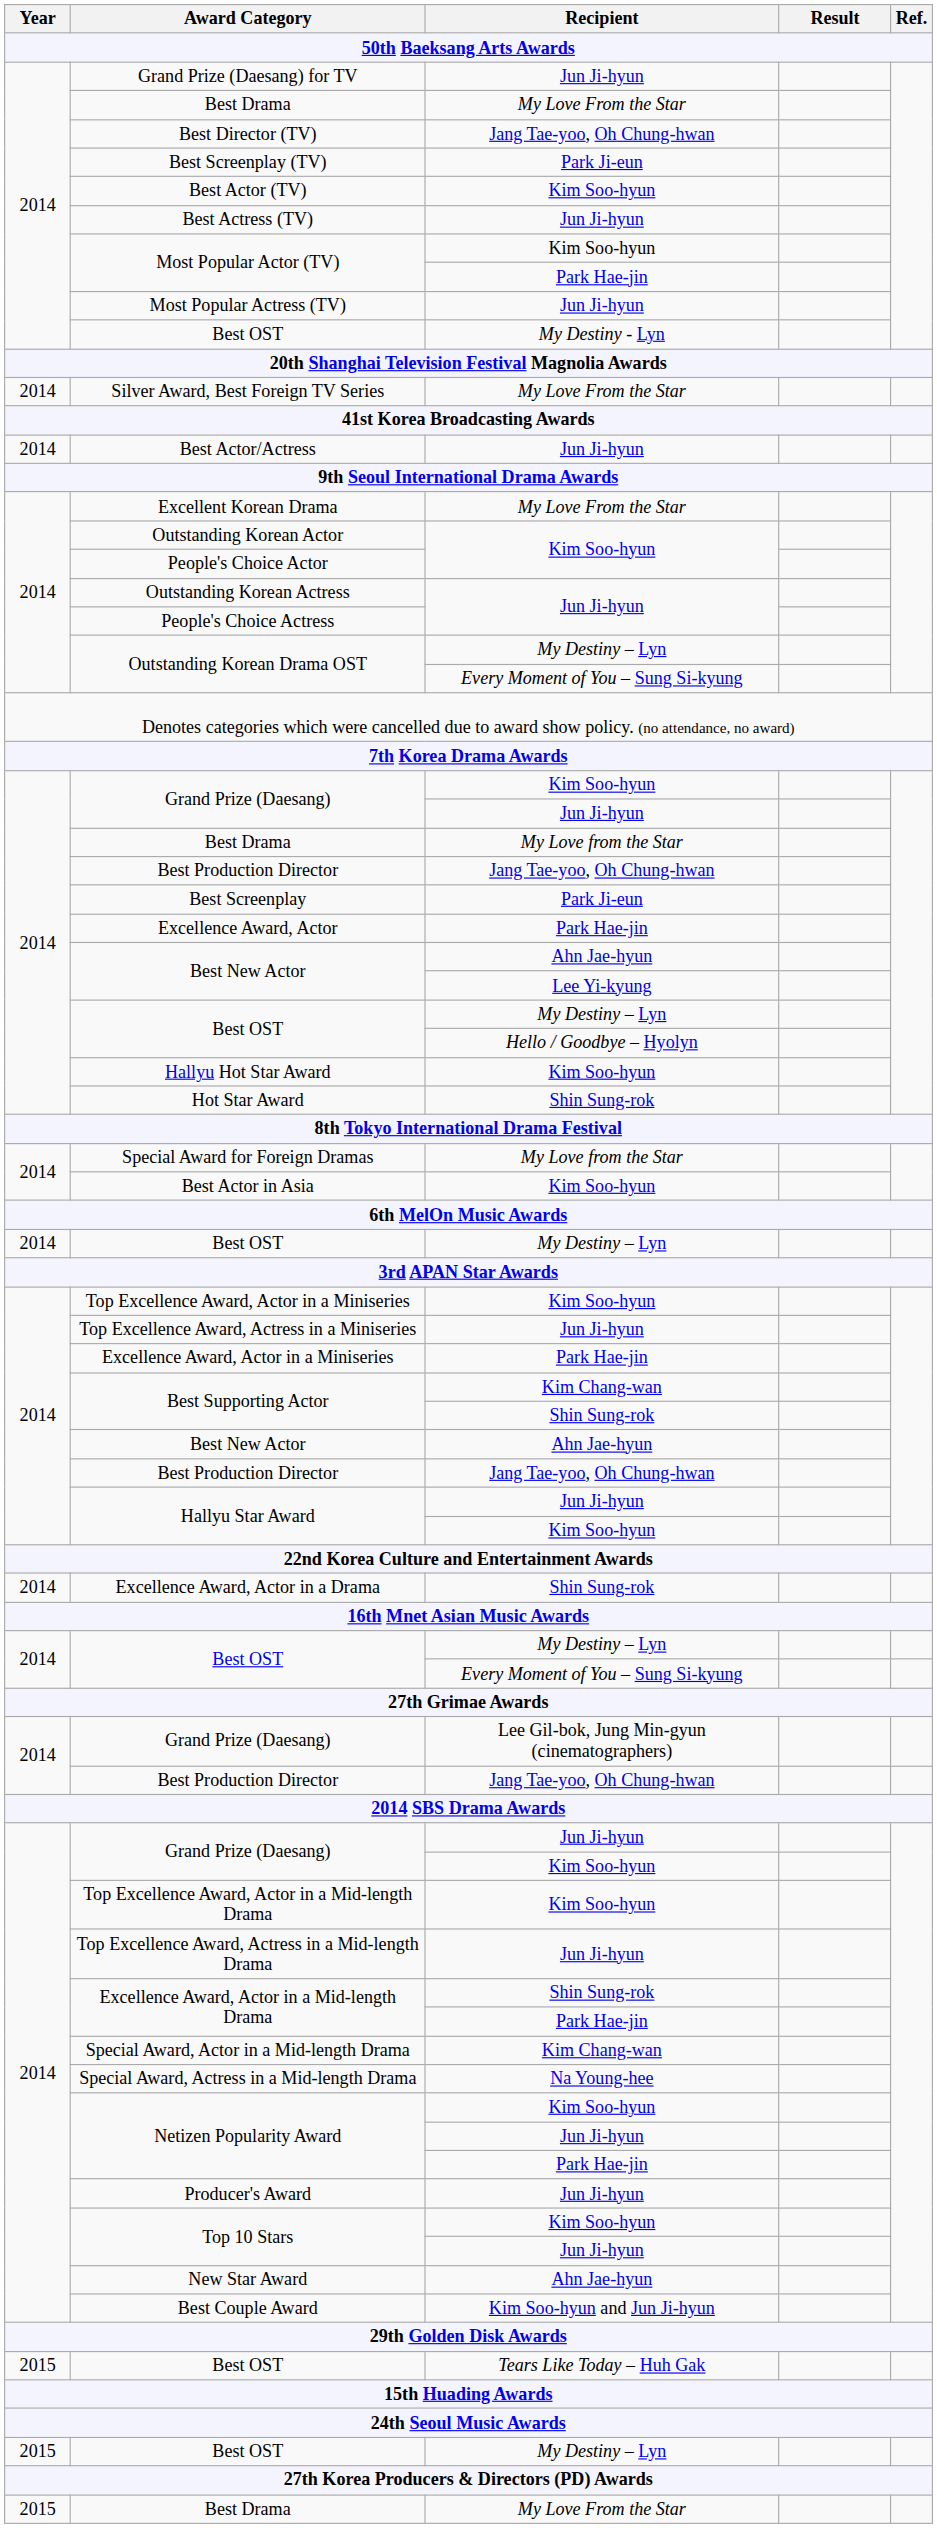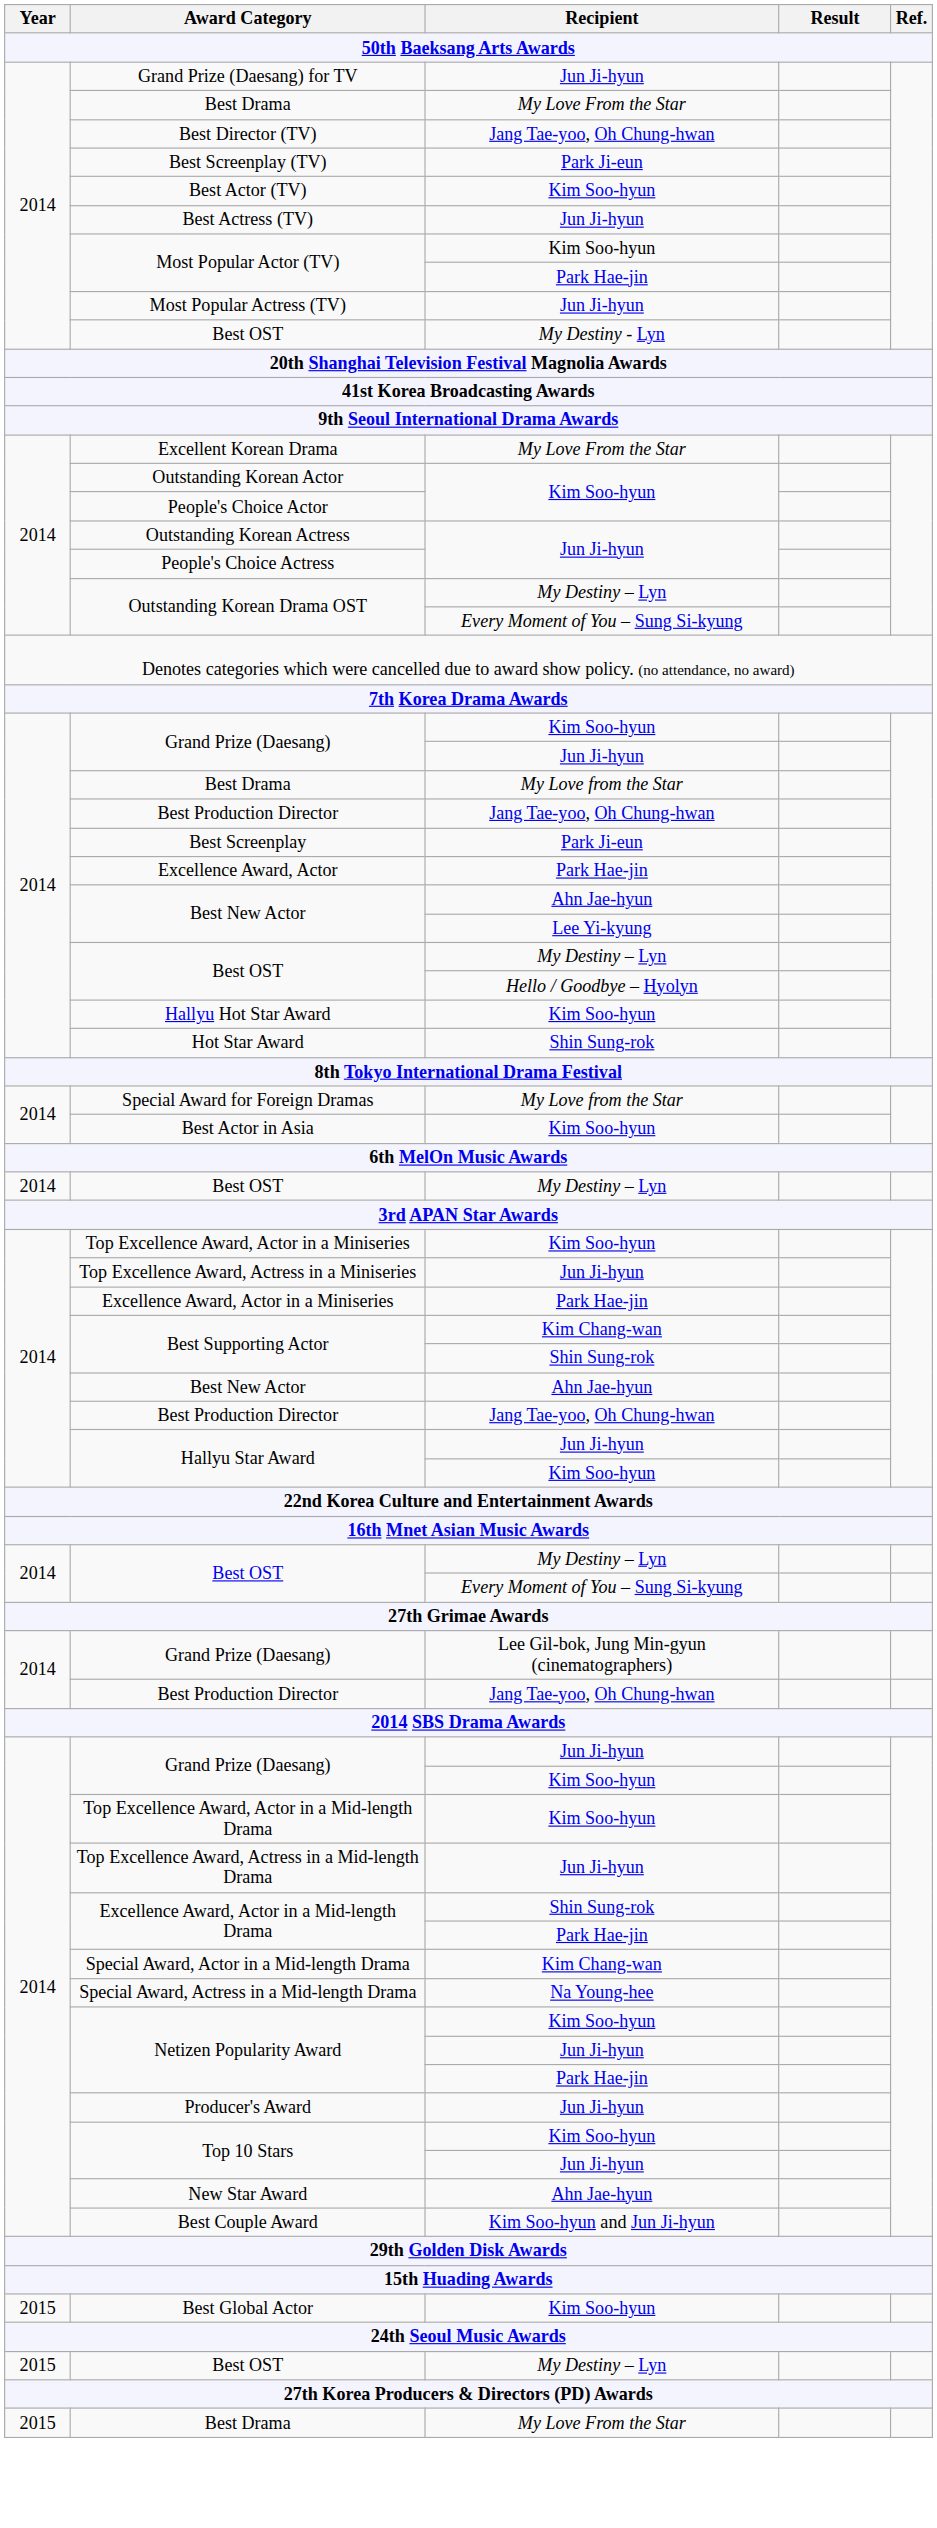- row: (248, 391)
- row: (248, 448)
- row: (248, 1587)
- row: (248, 2365)
+ row: (248, 2308)
